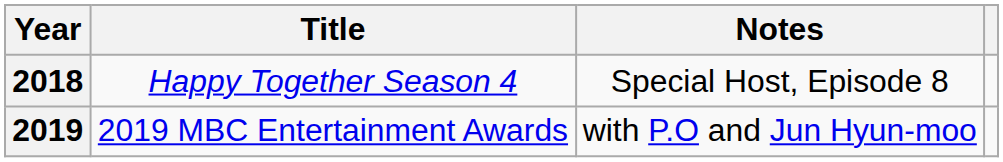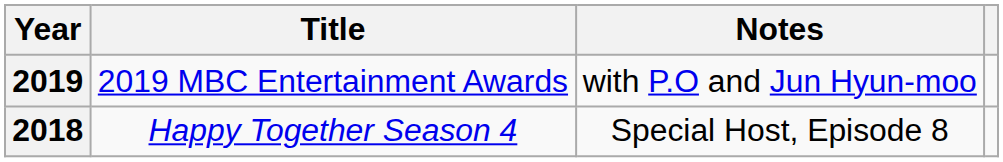rows swapped: (48, 80) <-> (48, 130)
